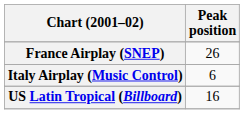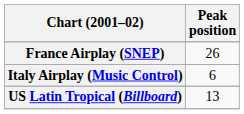(213, 97) 16 -> (213, 97) 13
